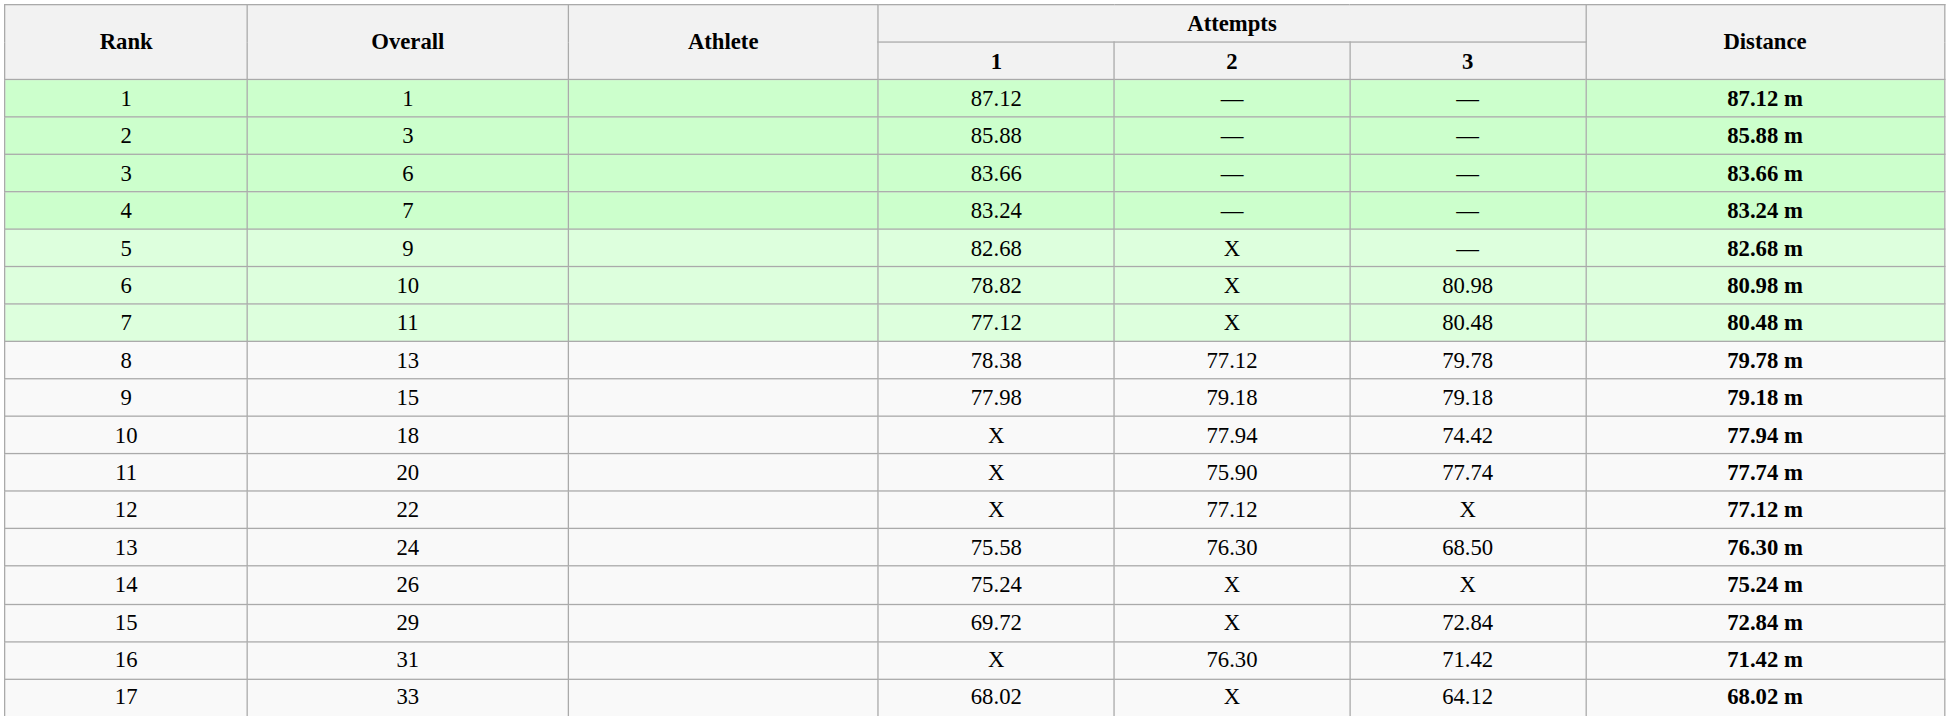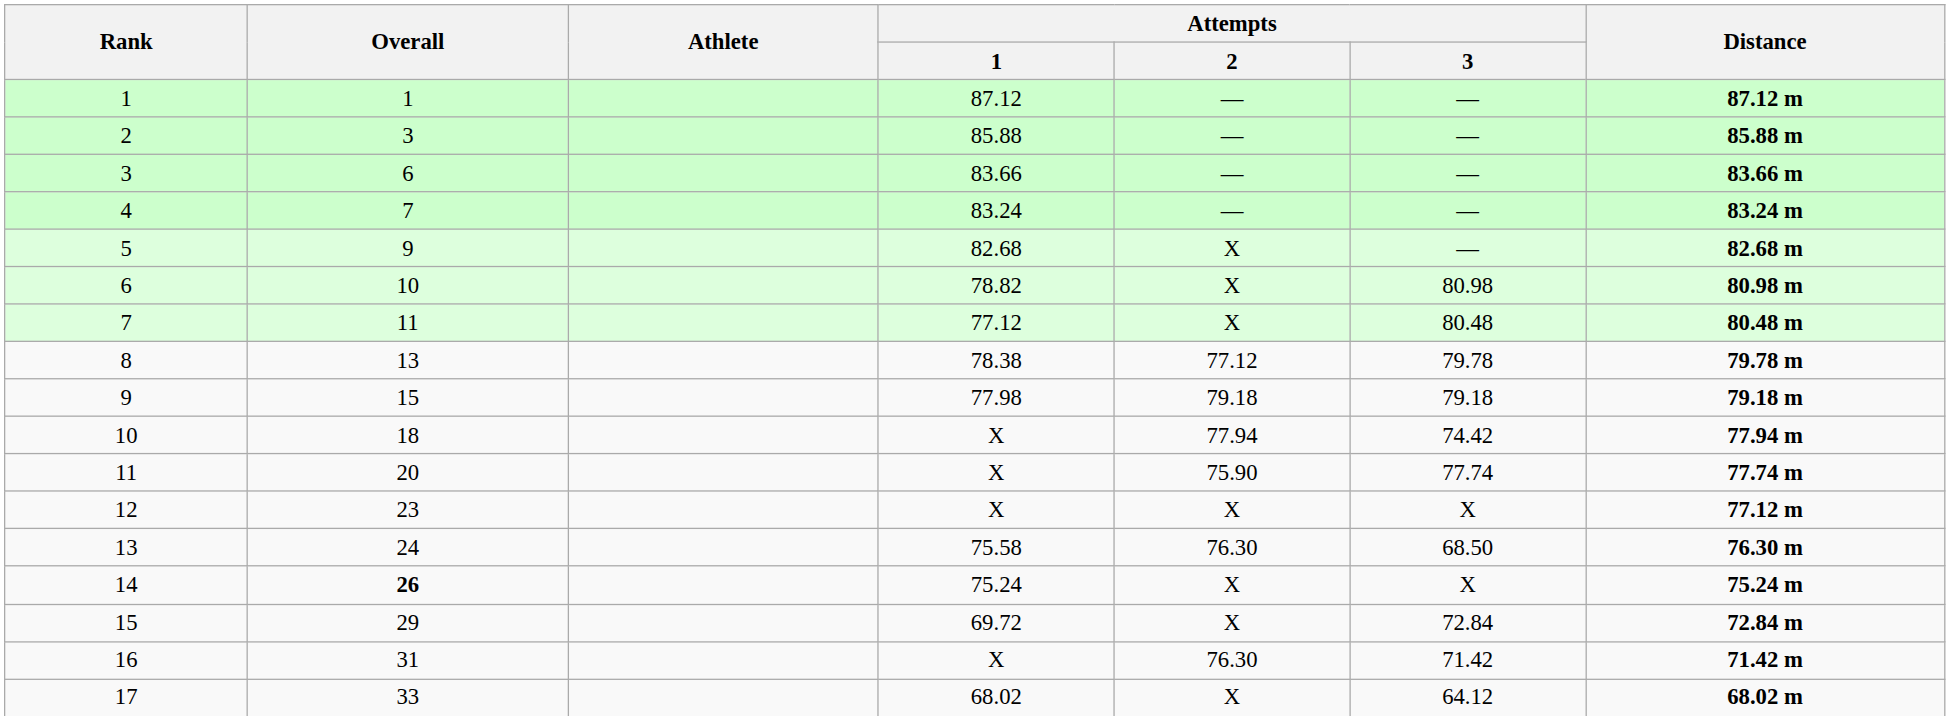(408, 509) 22 -> (408, 509) 23
(1232, 509) 77.12 -> (1232, 509) X
(408, 584) normal -> (408, 584) bold
